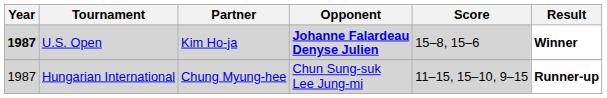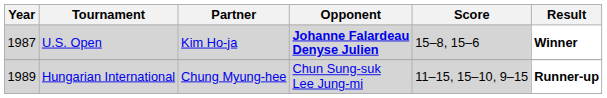(22, 42) bold -> (22, 42) normal
(22, 77) 1987 -> (22, 77) 1989
